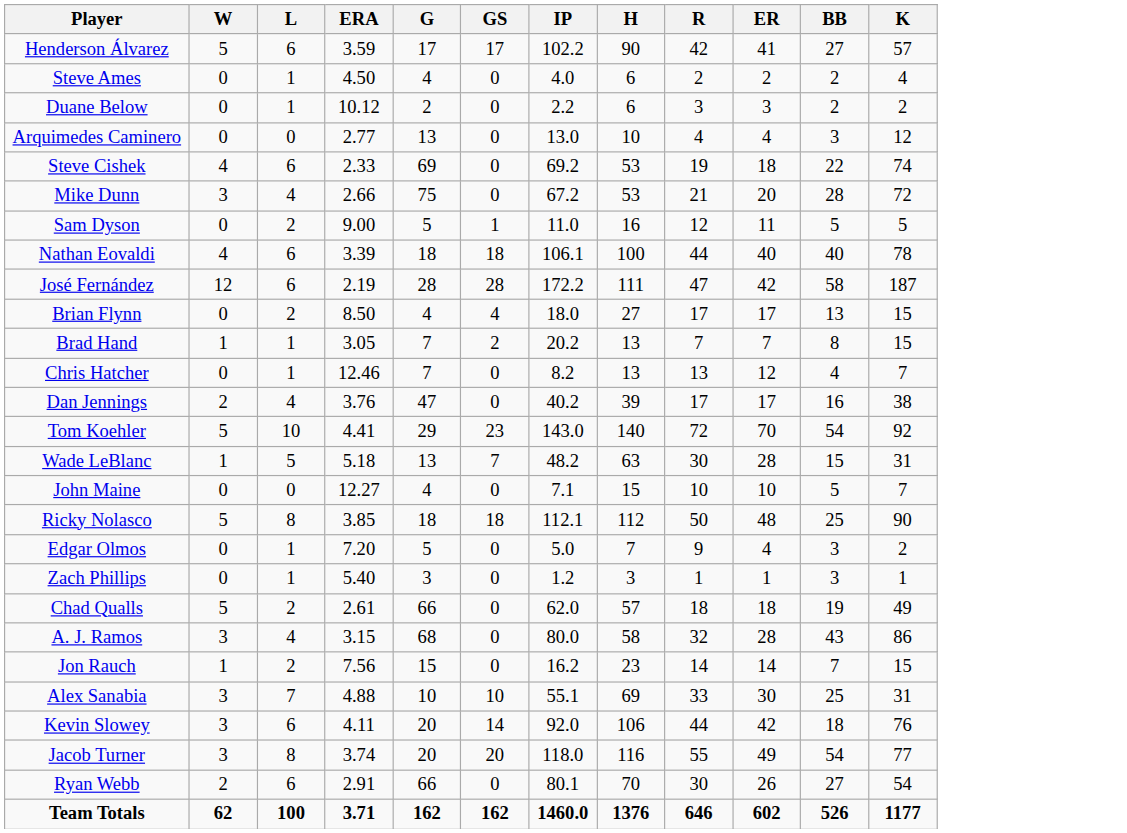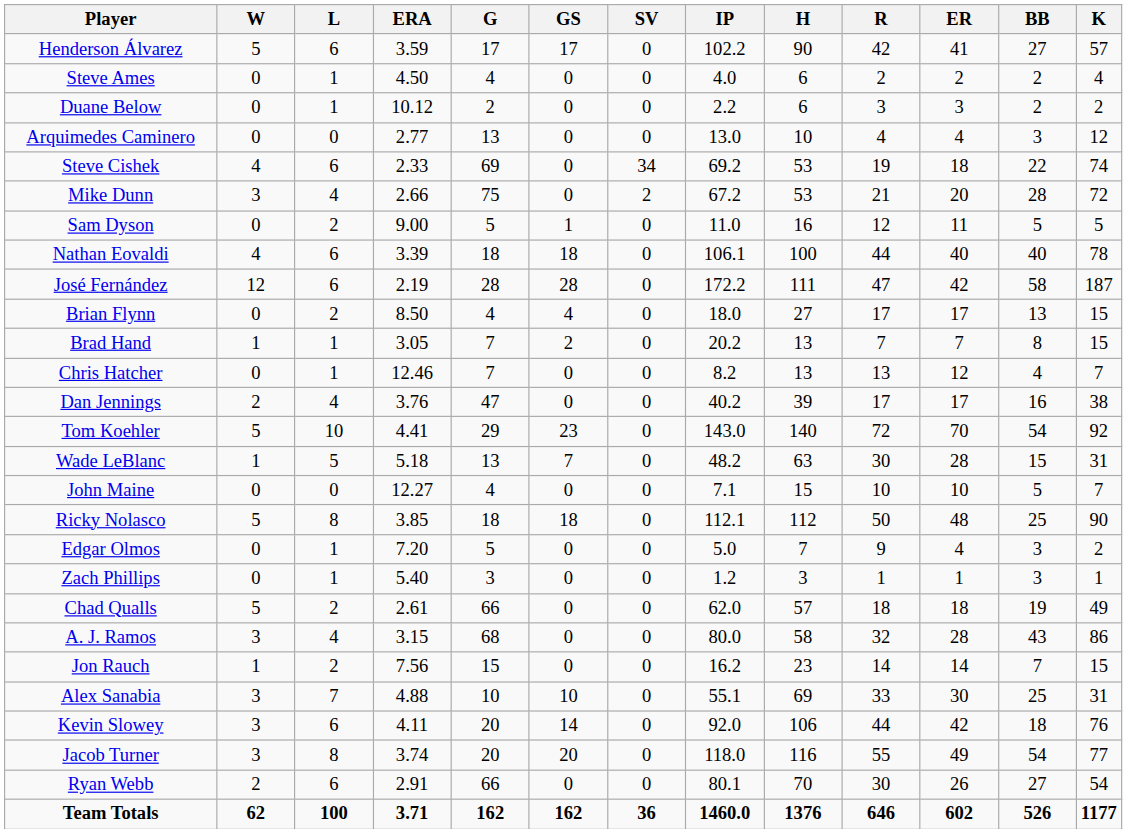+ column: (647, 19)
